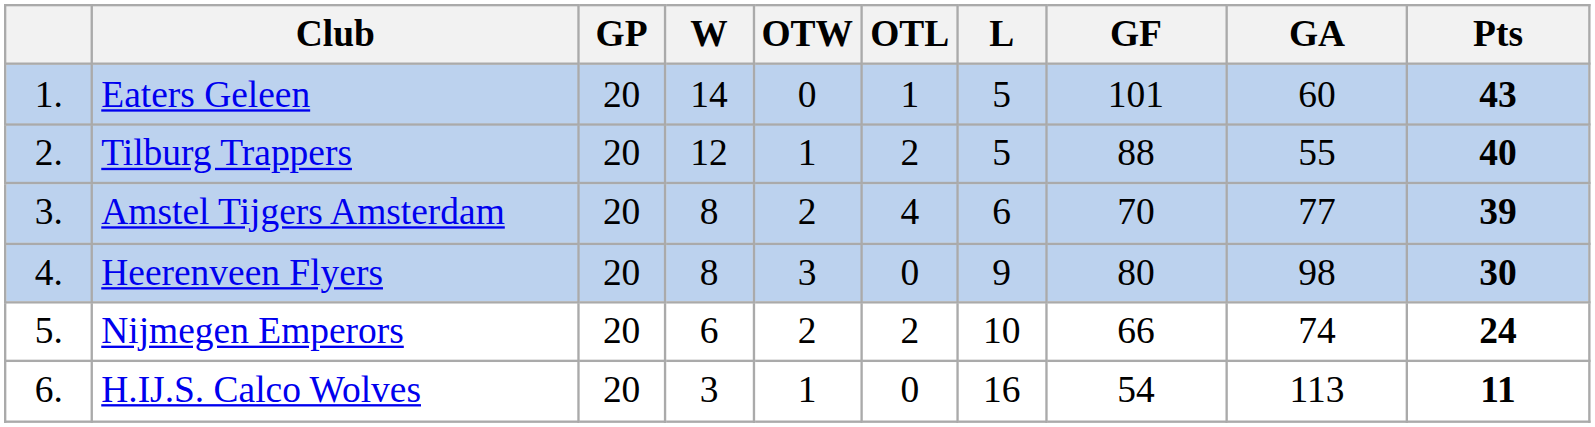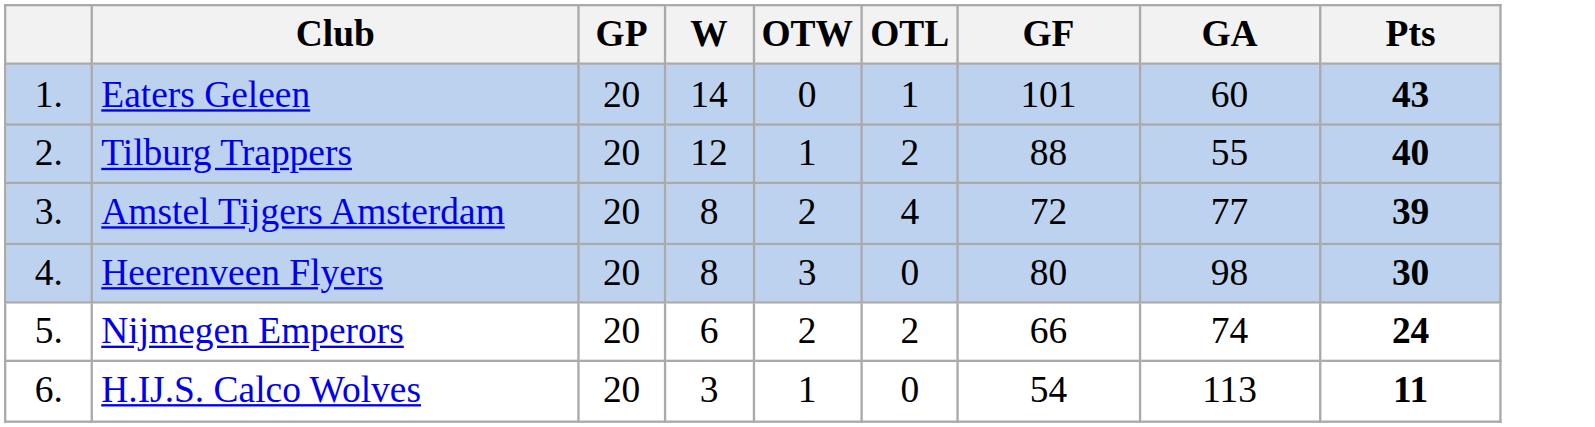- column: (1002, 34)
(1136, 212) 70 -> (1048, 212) 72
